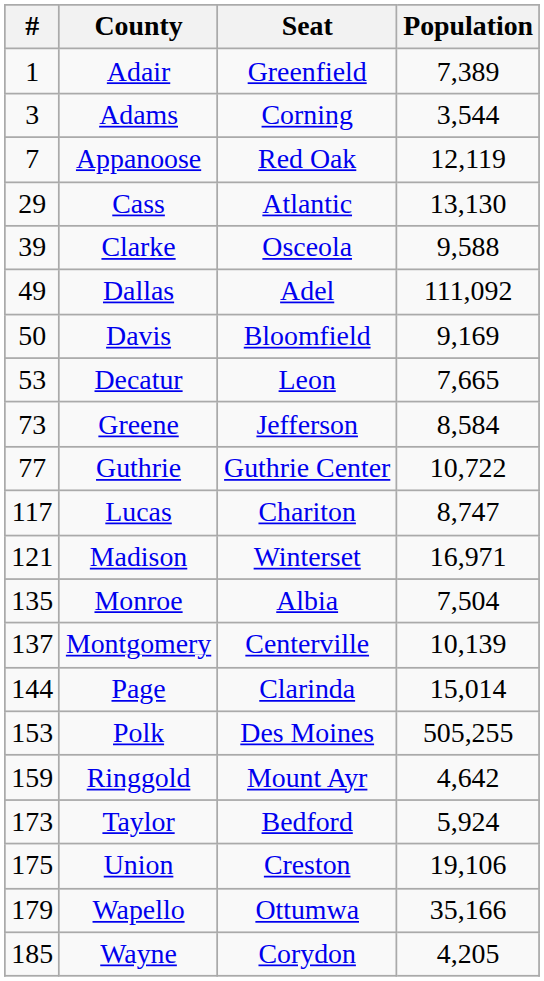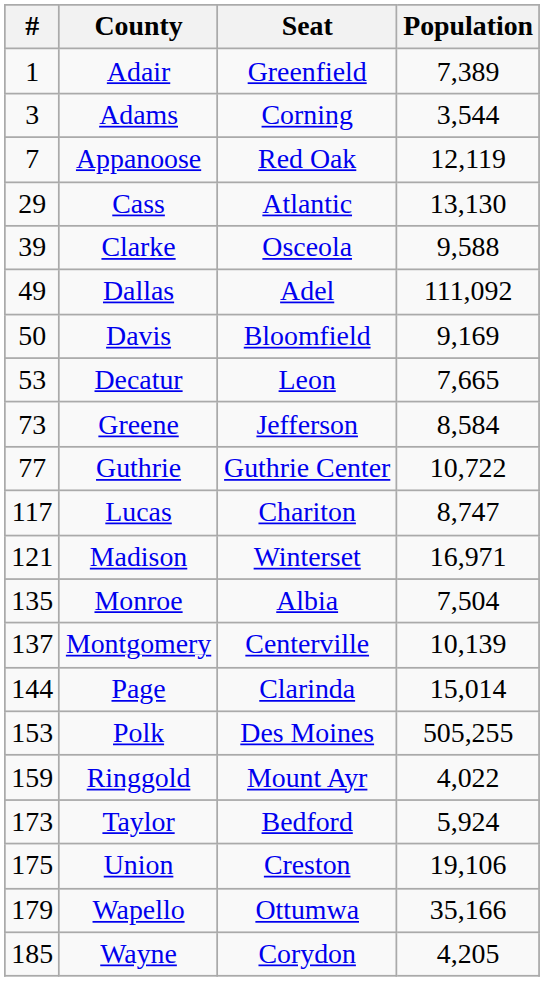(468, 777) 4,642 -> (468, 777) 4,022
